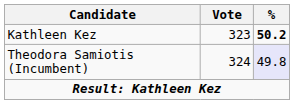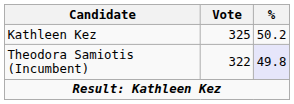(240, 35) 323 -> (240, 35) 325
(272, 35) bold -> (272, 35) normal
(240, 62) 324 -> (240, 62) 322
